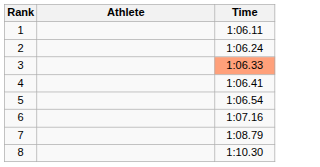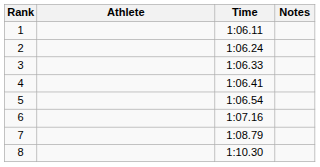+ column: (295, 13)
(245, 65) lightsalmon background -> (245, 65) no background
